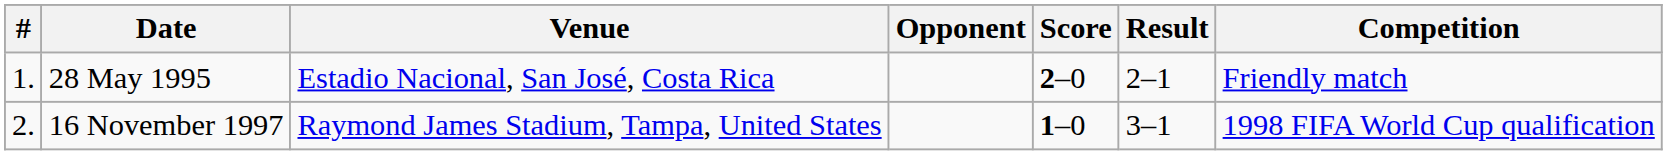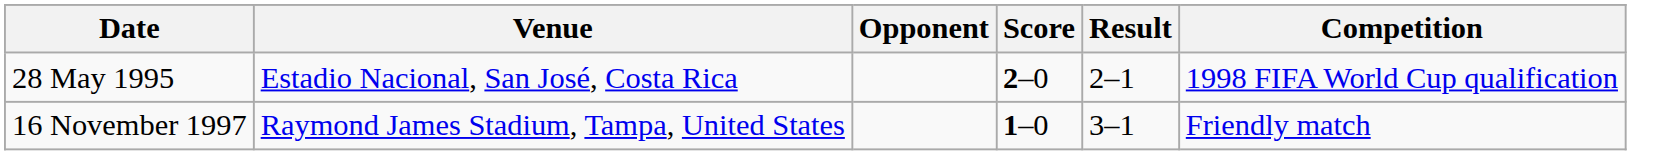- column: (23, 28)
(1315, 76) Friendly match -> (1402, 76) 1998 FIFA World Cup qualification
(1439, 125) 1998 FIFA World Cup qualification -> (1278, 125) Friendly match
